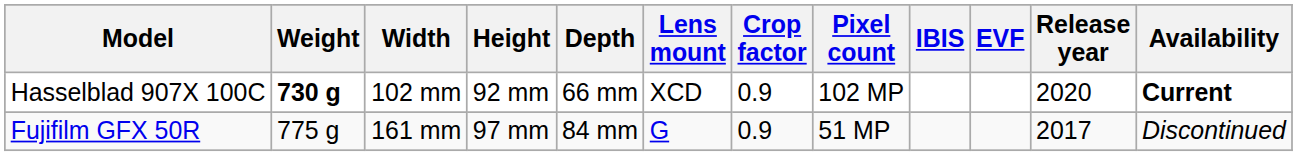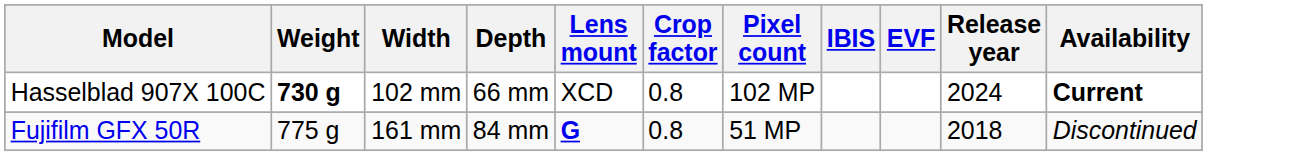- column: (512, 39)
(755, 92) 0.9 -> (666, 92) 0.8
(1064, 92) 2020 -> (975, 92) 2024
(659, 131) normal -> (570, 131) bold
(755, 131) 0.9 -> (666, 131) 0.8
(1064, 131) 2017 -> (975, 131) 2018
